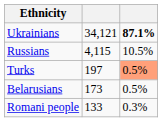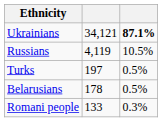(98, 51) 4,115 -> (98, 51) 4,119
(135, 70) lightsalmon background -> (135, 70) no background
(93, 88) 173 -> (93, 88) 178
